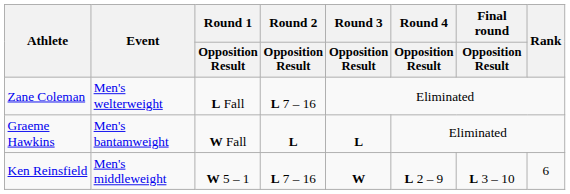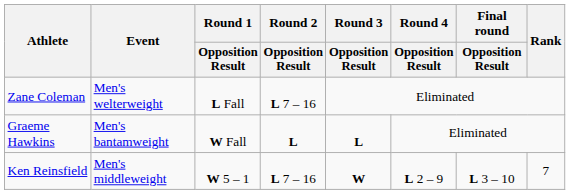(546, 171) 6 -> (546, 171) 7
